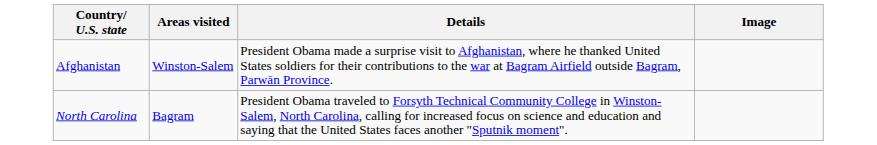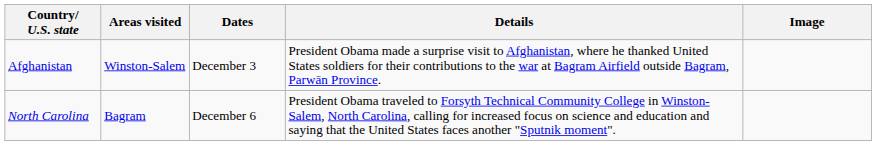+ column: (237, 22)
